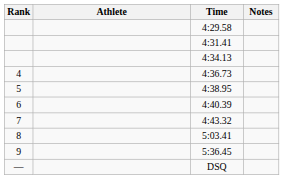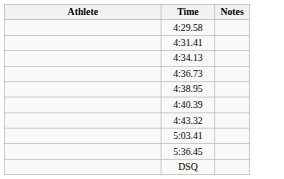- column: (19, 12)
